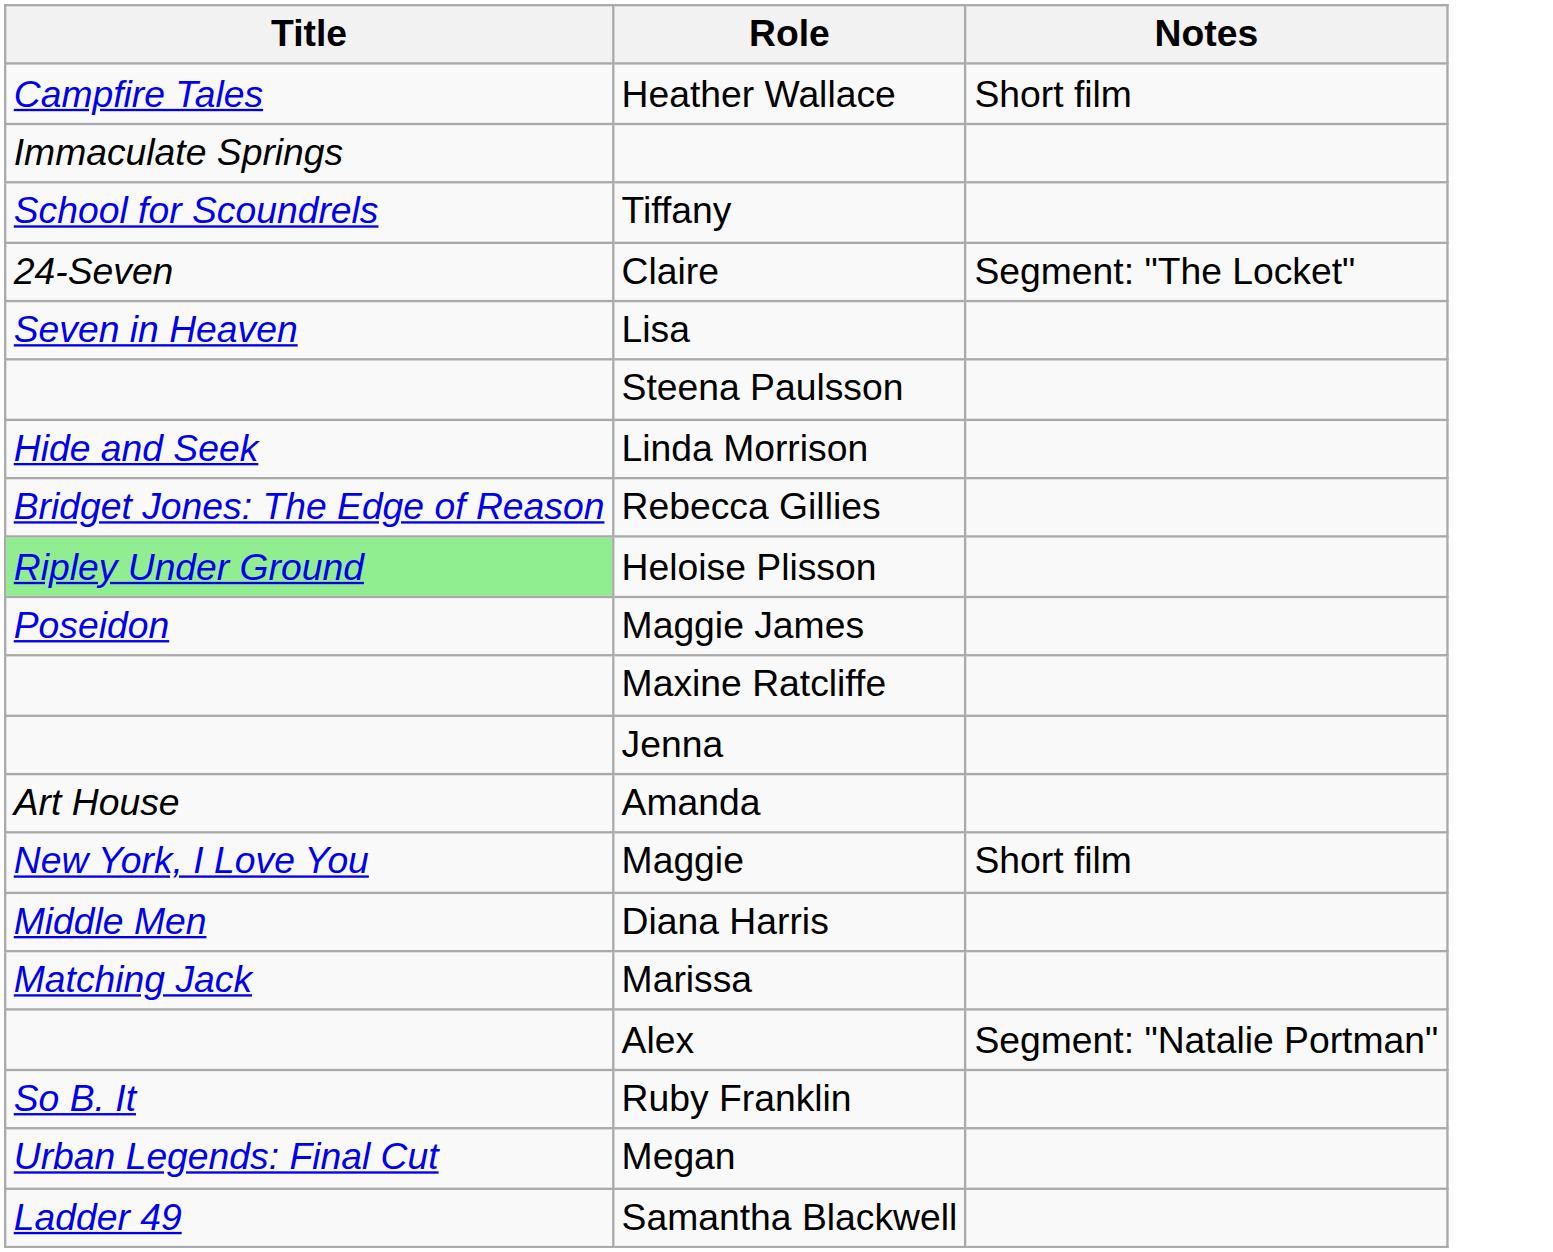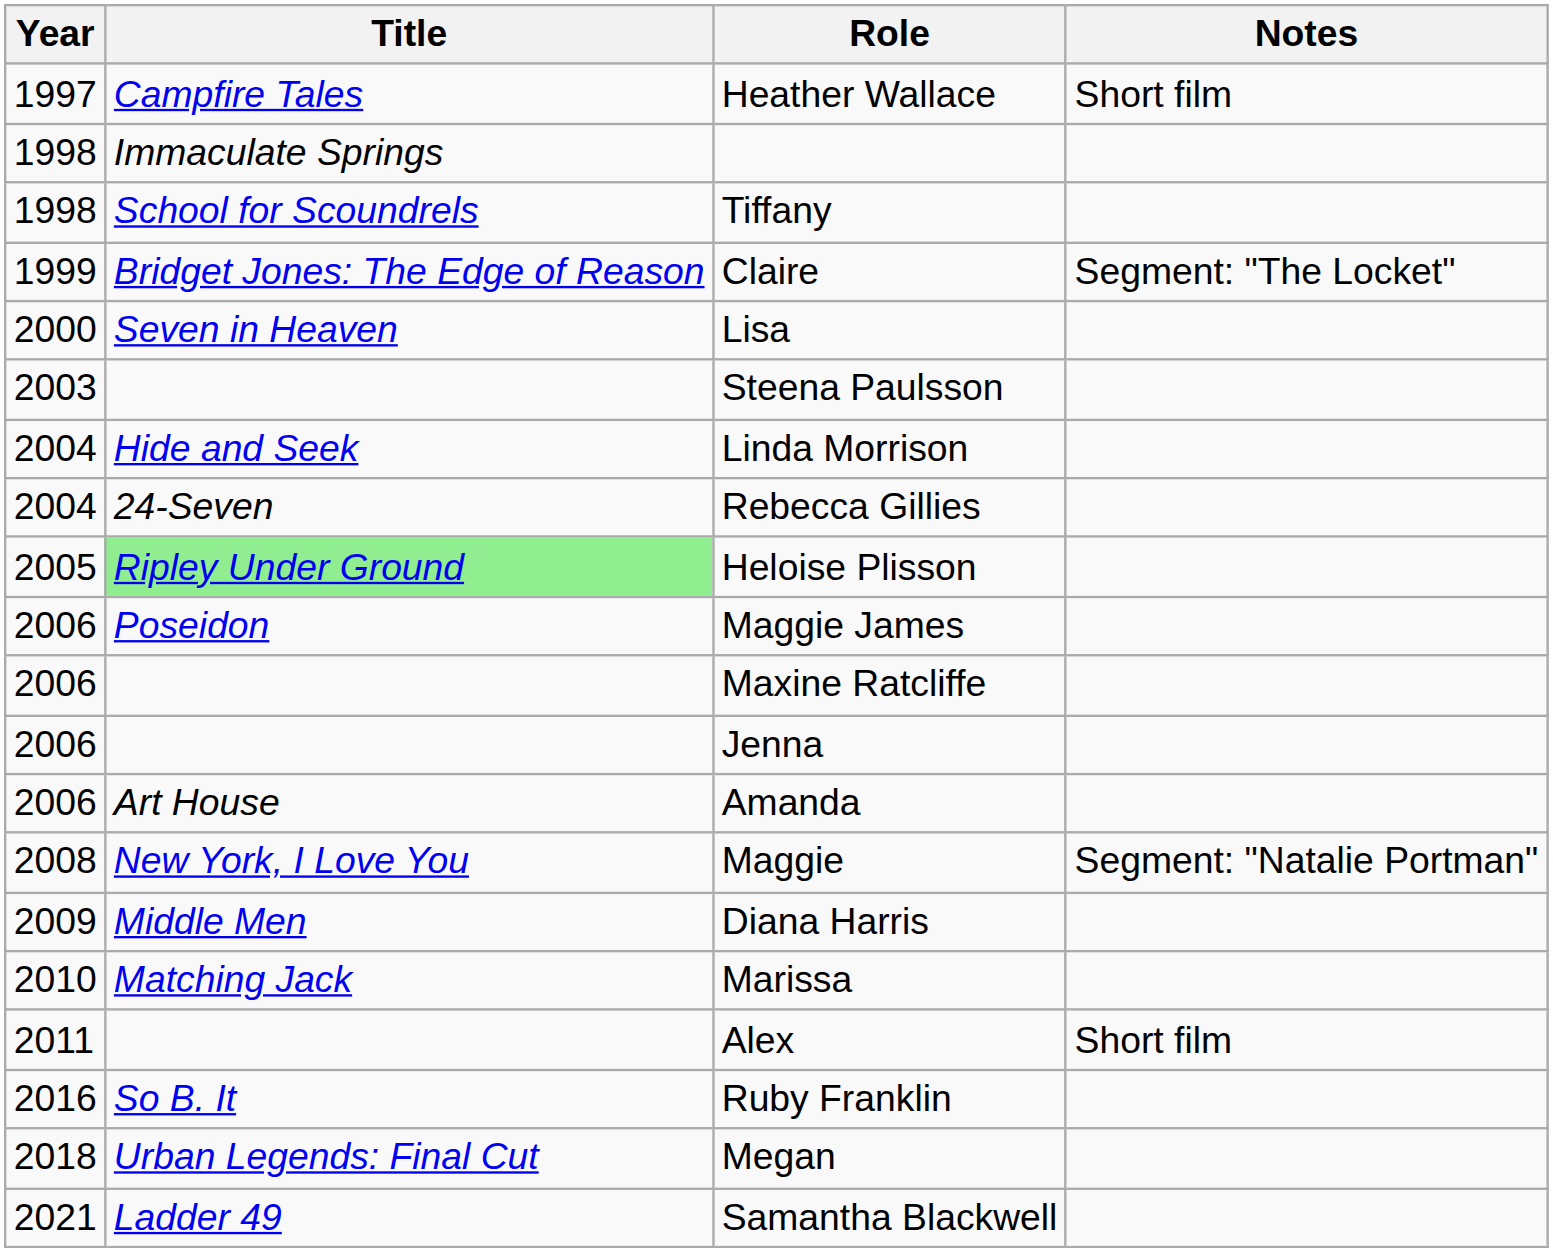+ column: (55, 34)
(94, 270) 24-Seven -> (409, 270) Bridget Jones: The Edge of Reason
(309, 507) Bridget Jones: The Edge of Reason -> (194, 507) 24-Seven
(1053, 861) Short film -> (1306, 861) Segment: "Natalie Portman"
(1206, 1039) Segment: "Natalie Portman" -> (1153, 1039) Short film
